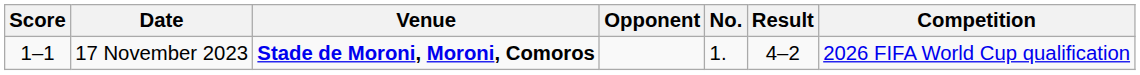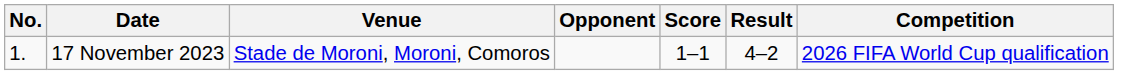columns swapped: (726, 20) <-> (38, 20)
(426, 52) bold -> (392, 52) normal
